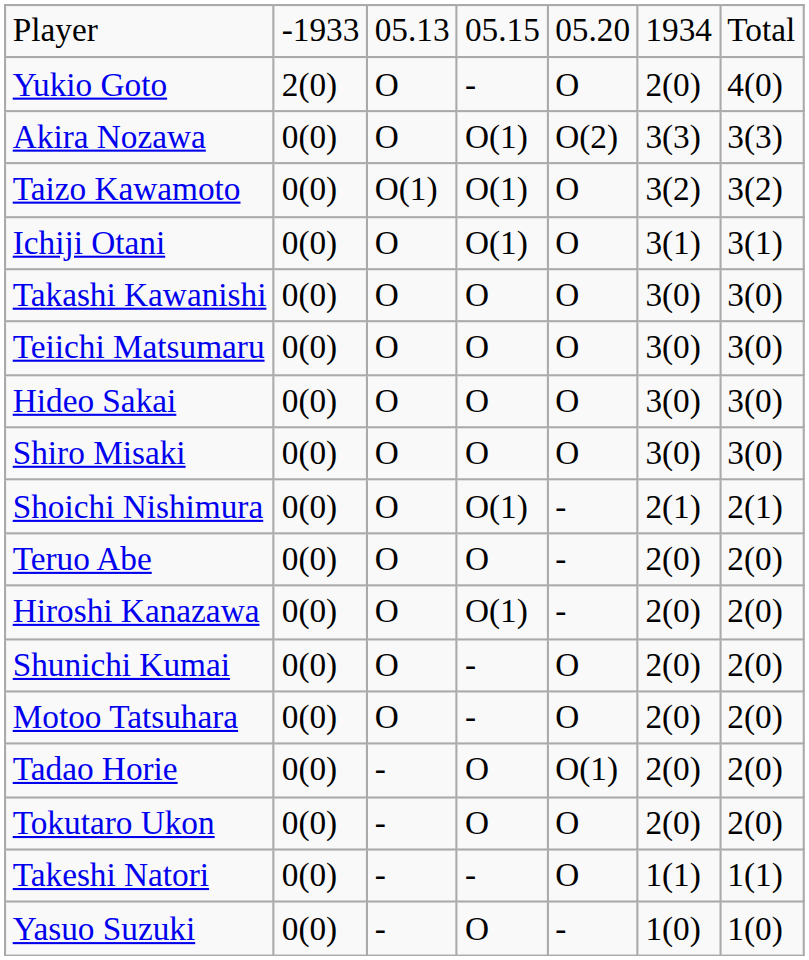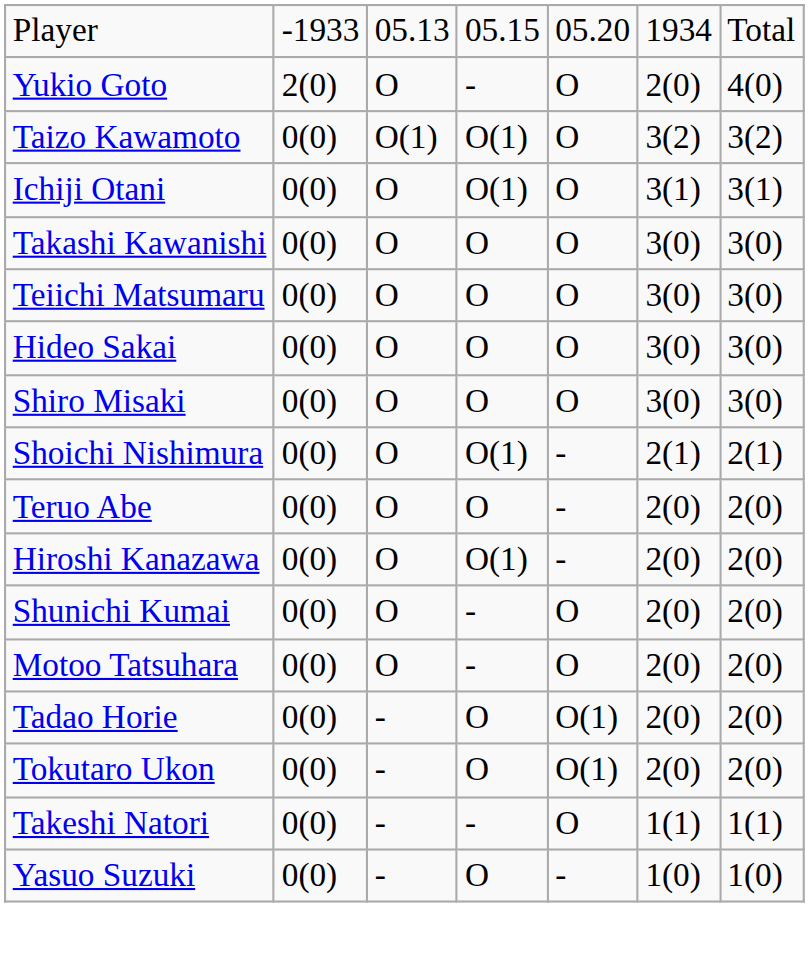- row: (109, 136)
(567, 822) O -> (587, 769) O(1)
